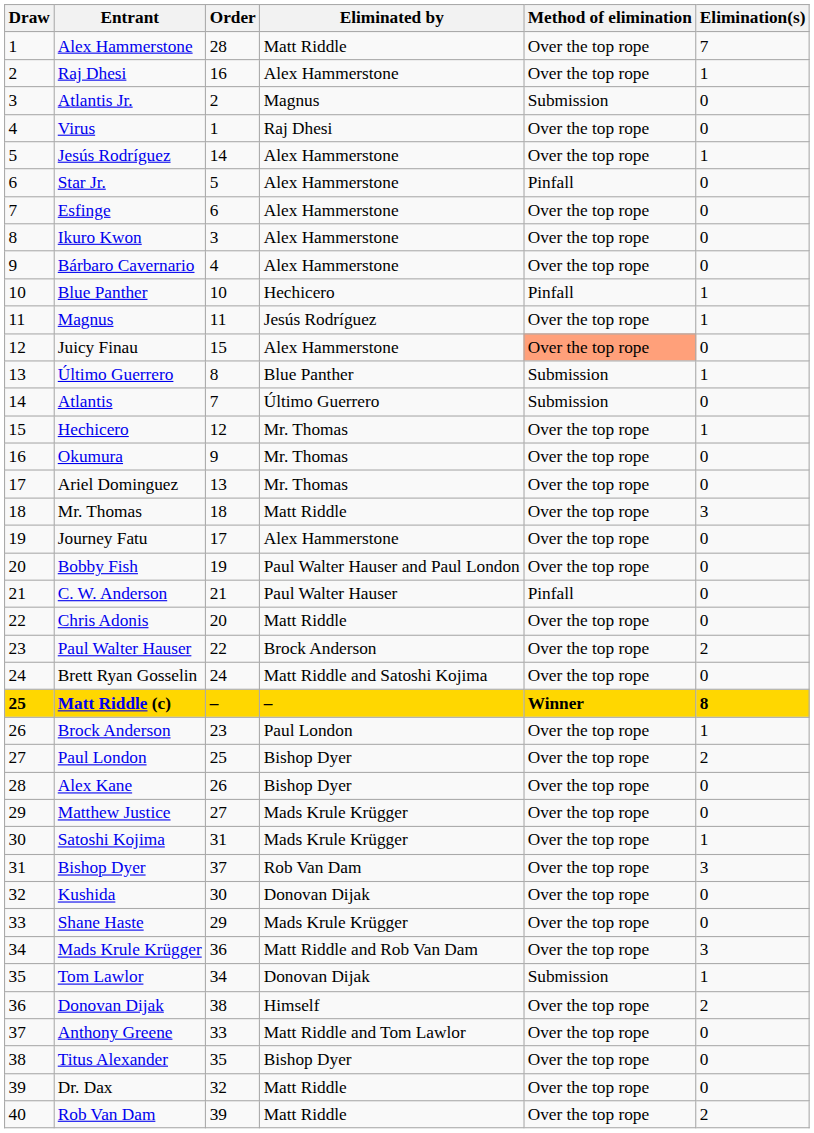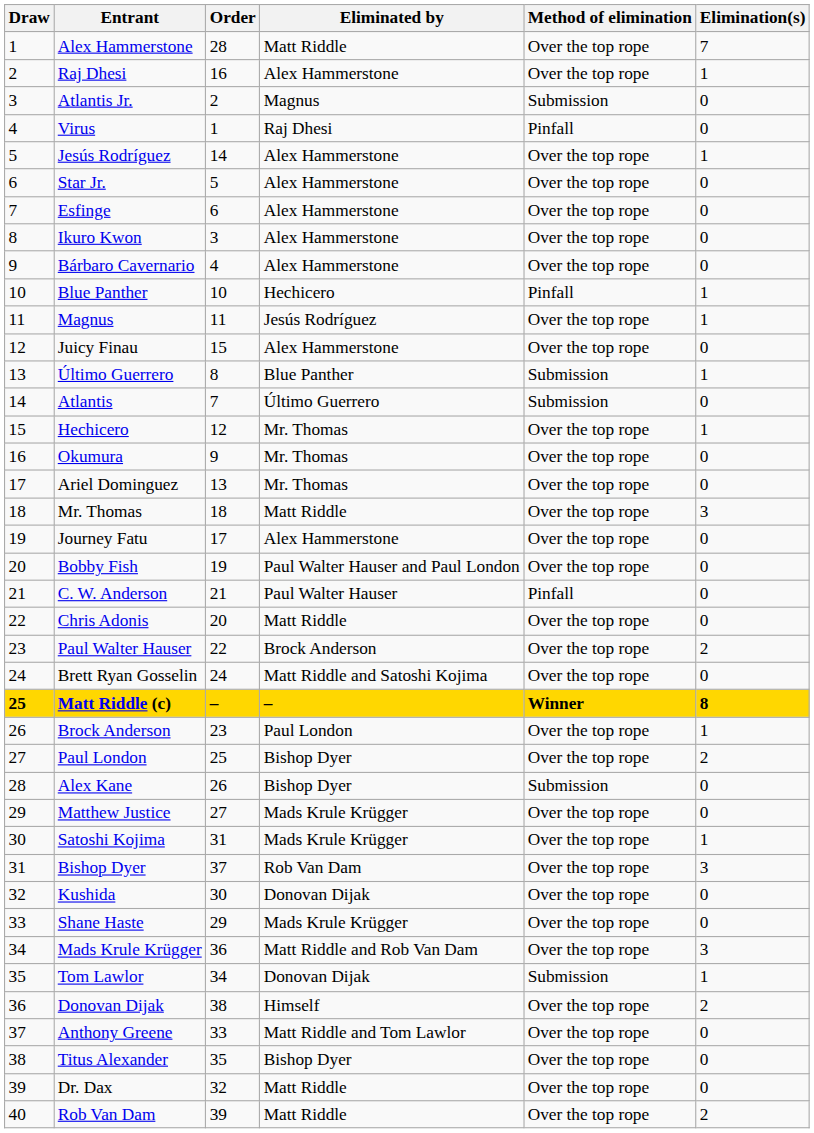(588, 127) Over the top rope -> (551, 127) Pinfall
(551, 182) Pinfall -> (588, 182) Over the top rope
(588, 347) lightsalmon background -> (588, 347) no background
(588, 785) Over the top rope -> (568, 785) Submission
